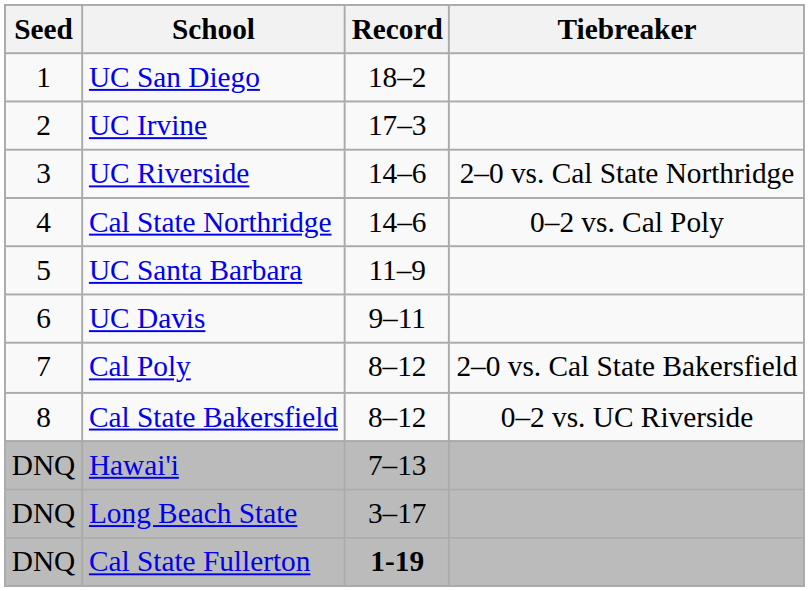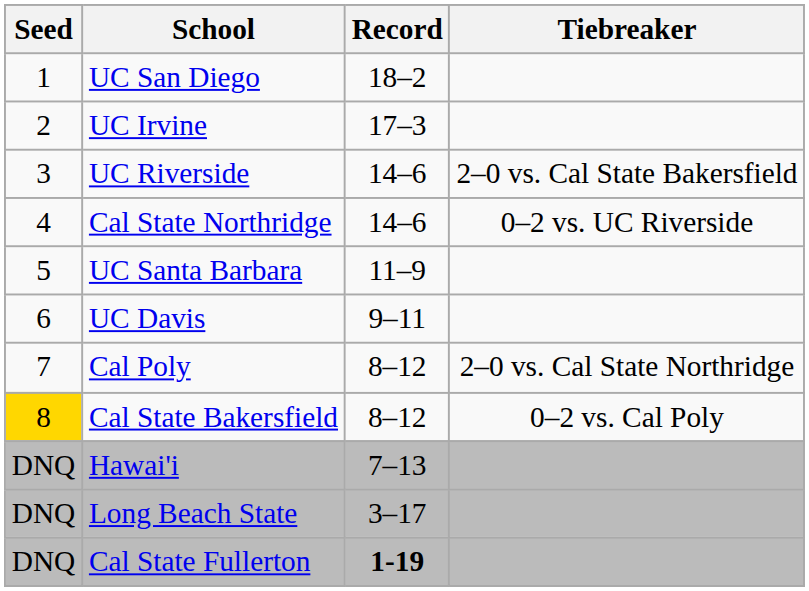(627, 173) 2–0 vs. Cal State Northridge -> (627, 173) 2–0 vs. Cal State Bakersfield
(627, 222) 0–2 vs. Cal Poly -> (627, 222) 0–2 vs. UC Riverside
(627, 367) 2–0 vs. Cal State Bakersfield -> (627, 367) 2–0 vs. Cal State Northridge
(44, 415) no background -> (44, 415) gold background
(627, 415) 0–2 vs. UC Riverside -> (627, 415) 0–2 vs. Cal Poly
